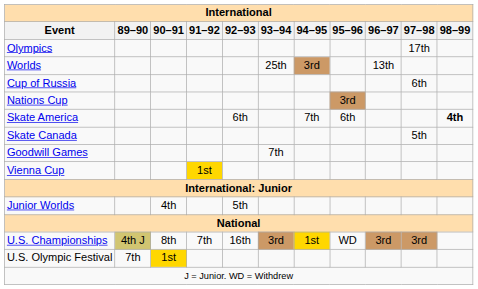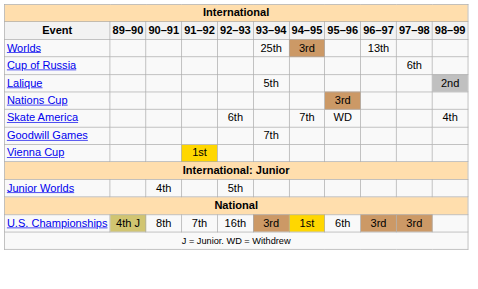- row: (30, 48)
+ row: (25, 83)
(348, 118) 6th -> (343, 118) WD
(455, 118) bold -> (450, 118) normal
- row: (42, 135)
(348, 240) WD -> (343, 223) 6th
- row: (60, 258)
